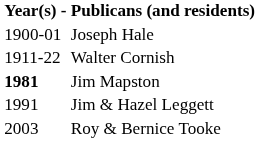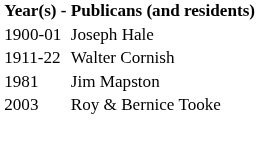(21, 81) bold -> (21, 81) normal
- row: (142, 104)
